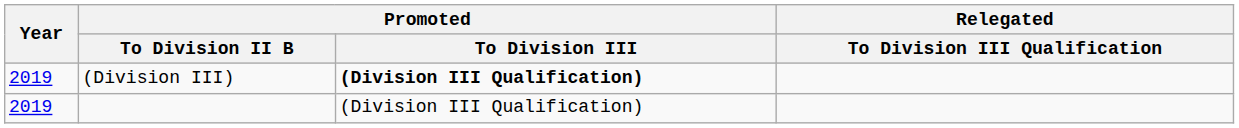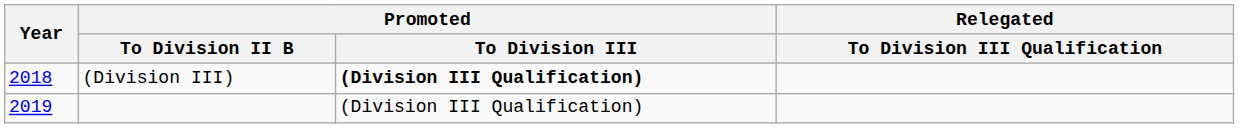(31, 78) 2019 -> (31, 78) 2018
